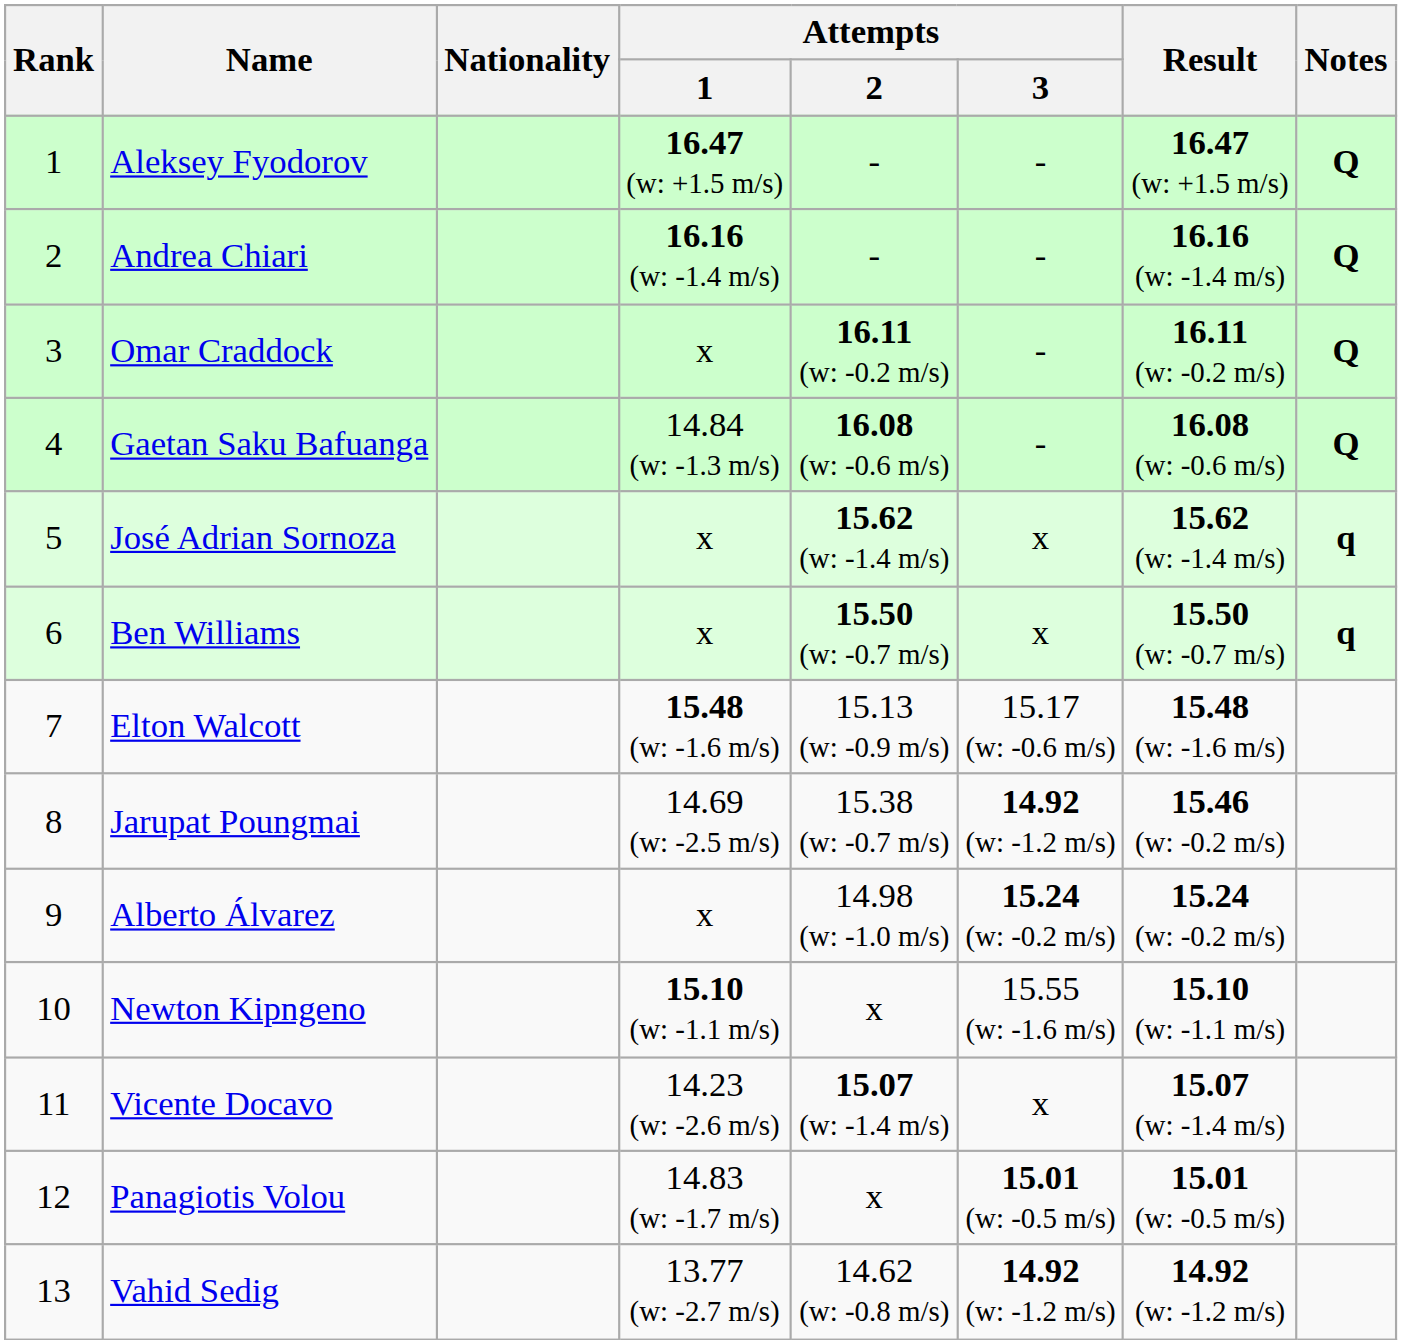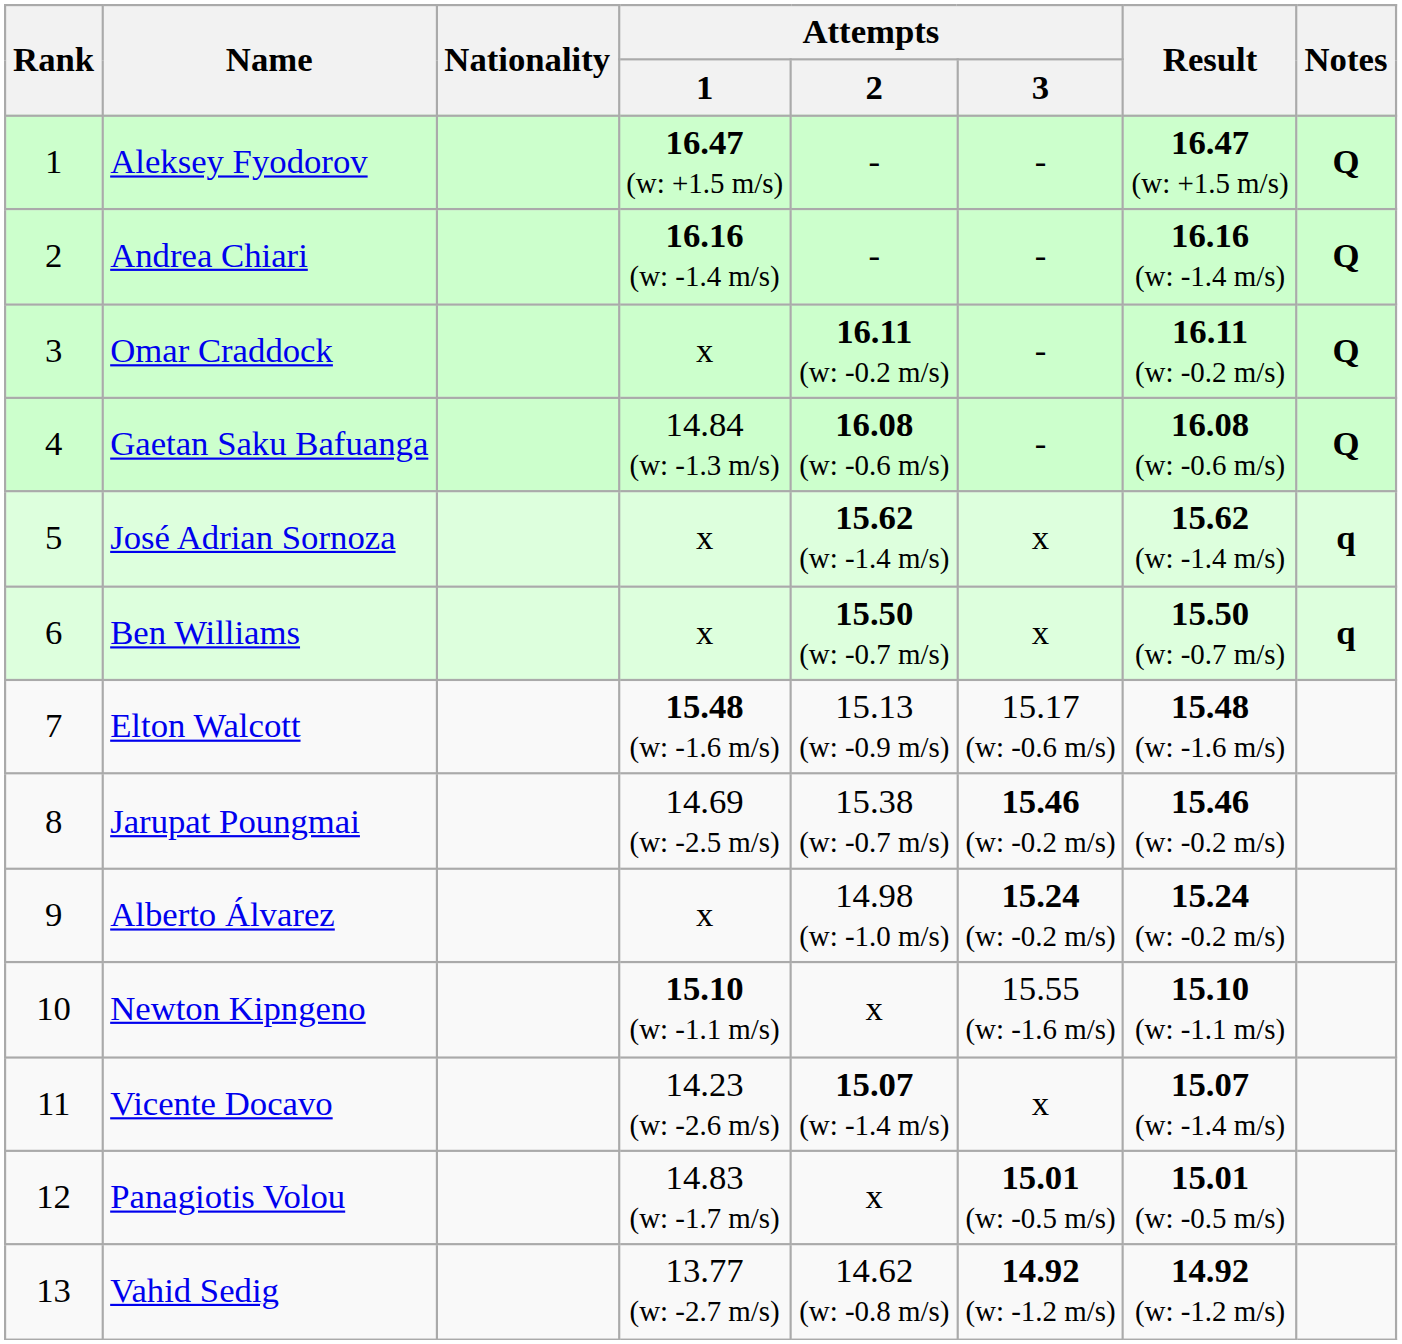(1040, 820) 14.92 (w: -1.2 m/s) -> (1040, 820) 15.46 (w: -0.2 m/s)
